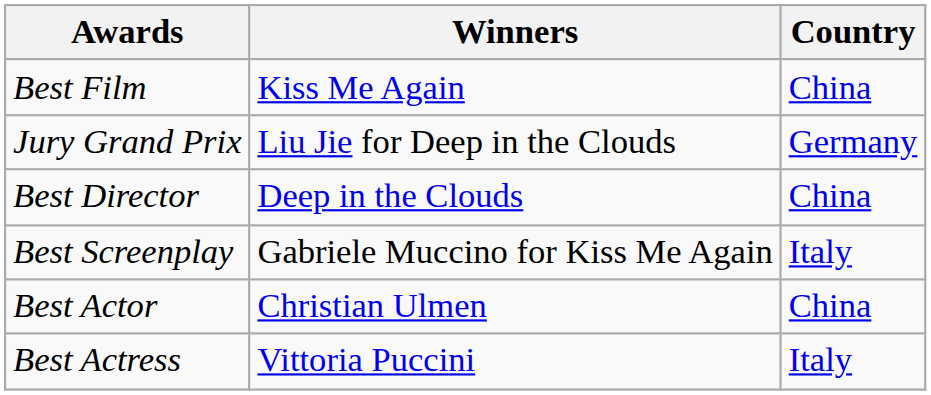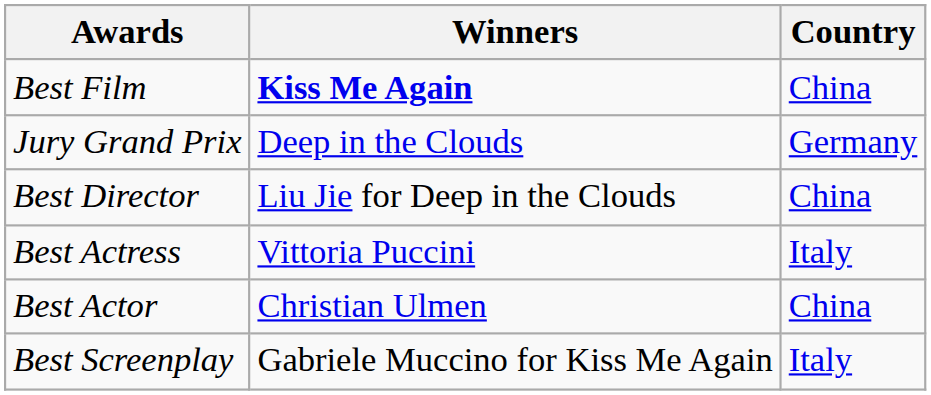(361, 86) normal -> (365, 86) bold
(467, 141) Liu Jie for Deep in the Clouds -> (390, 141) Deep in the Clouds
(390, 196) Deep in the Clouds -> (467, 196) Liu Jie for Deep in the Clouds
rows swapped: (123, 251) <-> (97, 360)
